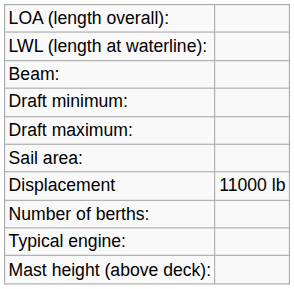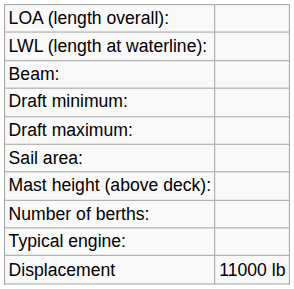rows swapped: (110, 269) <-> (62, 185)
